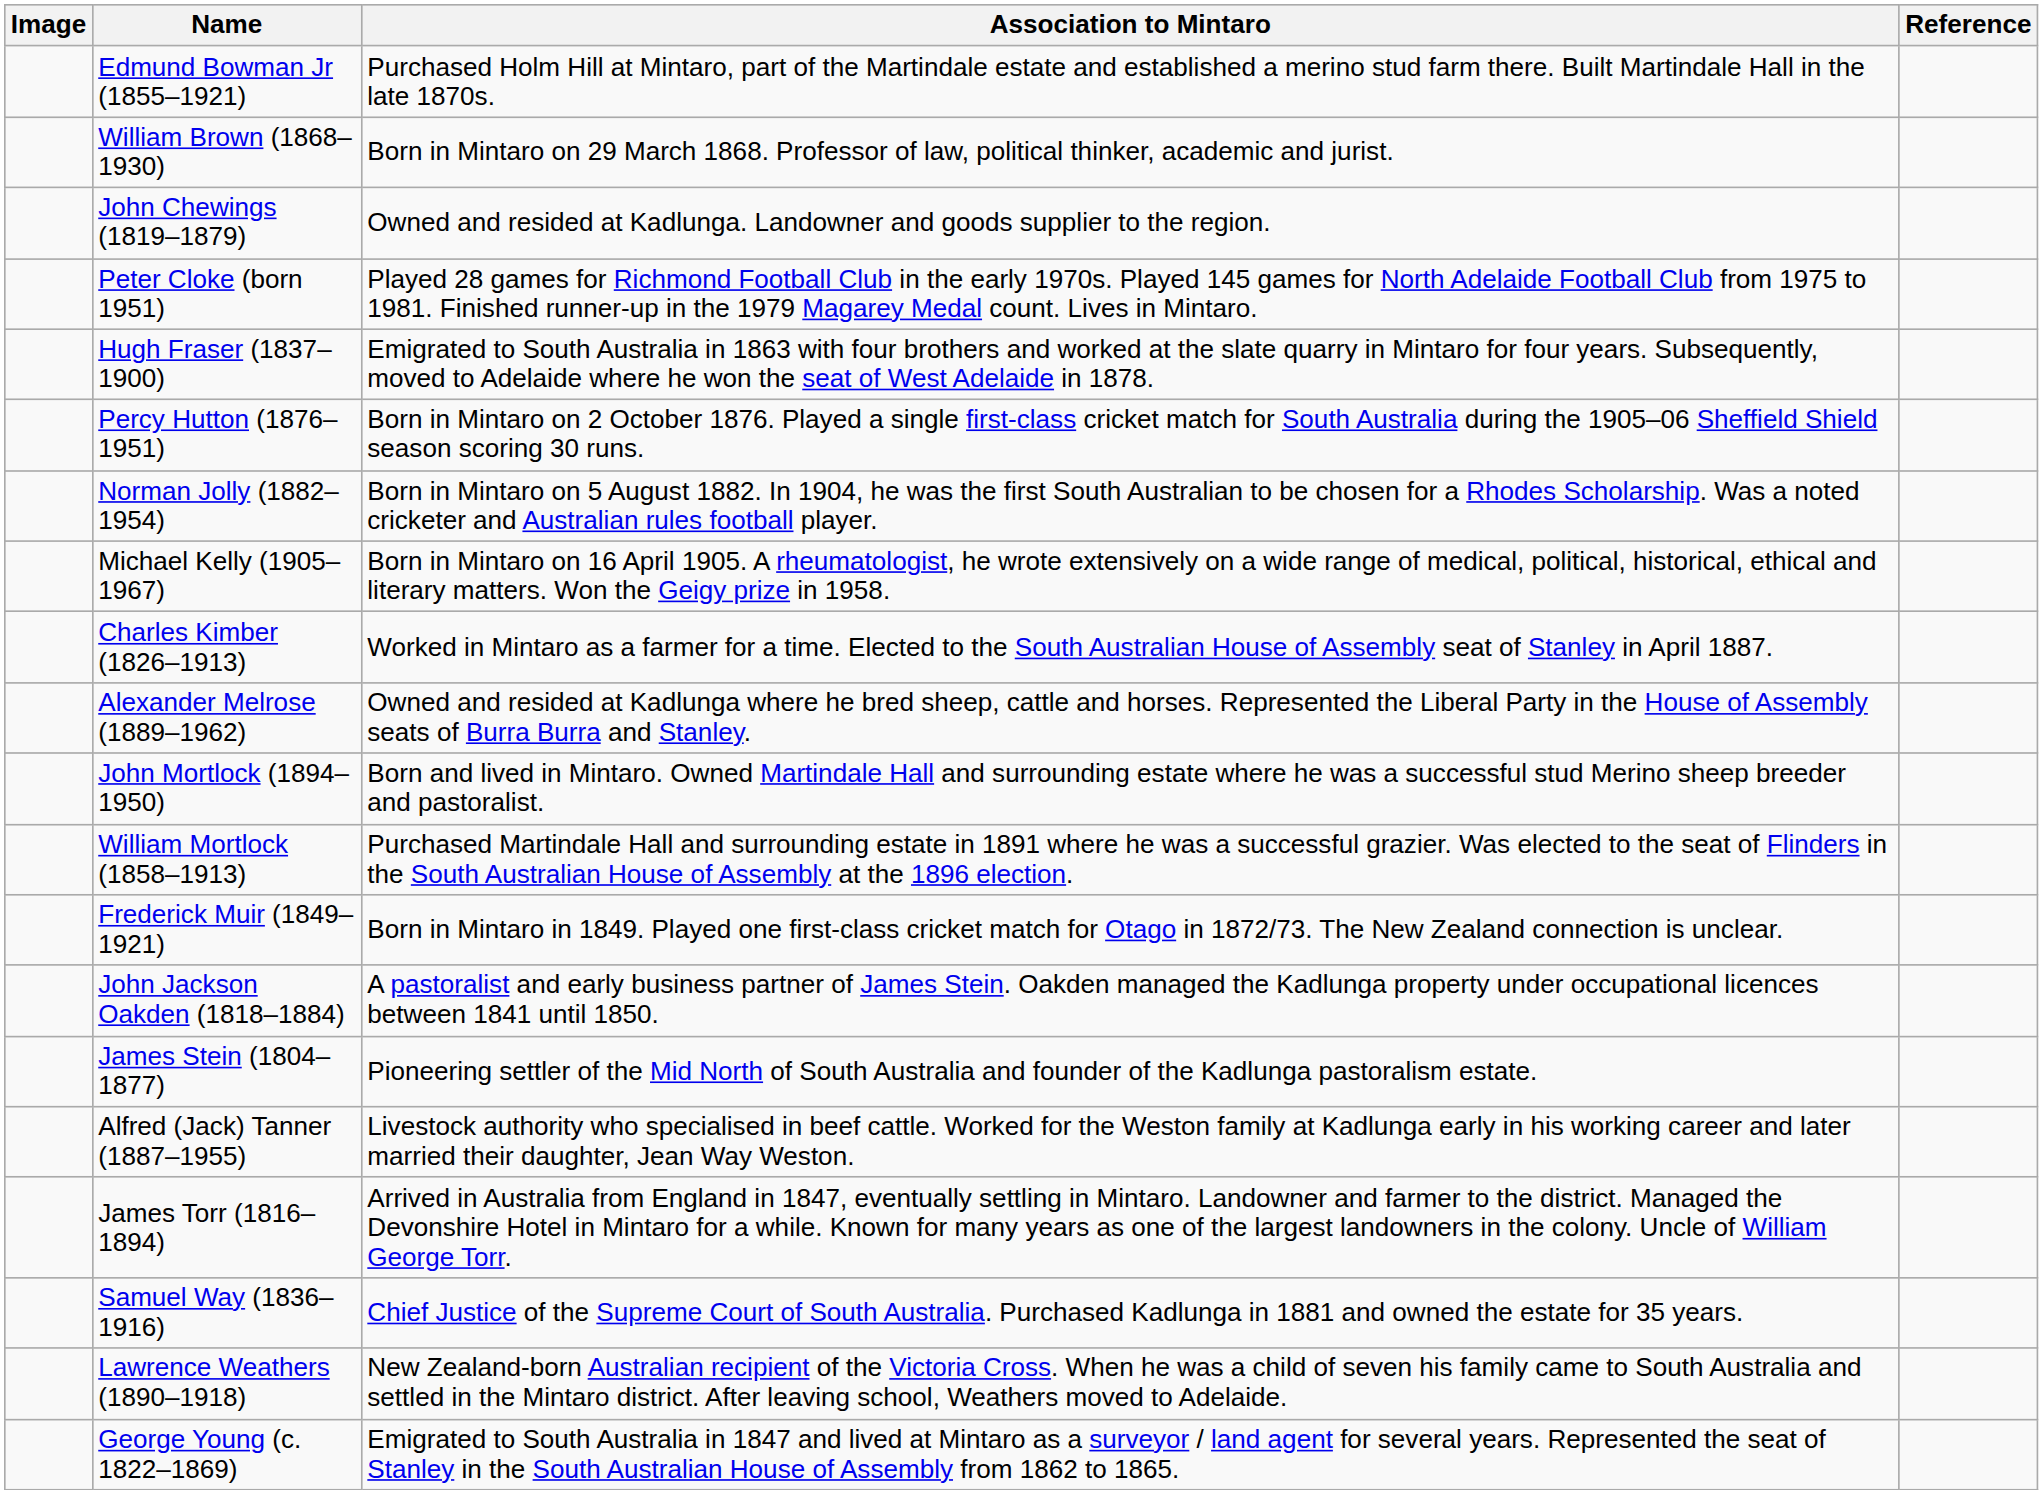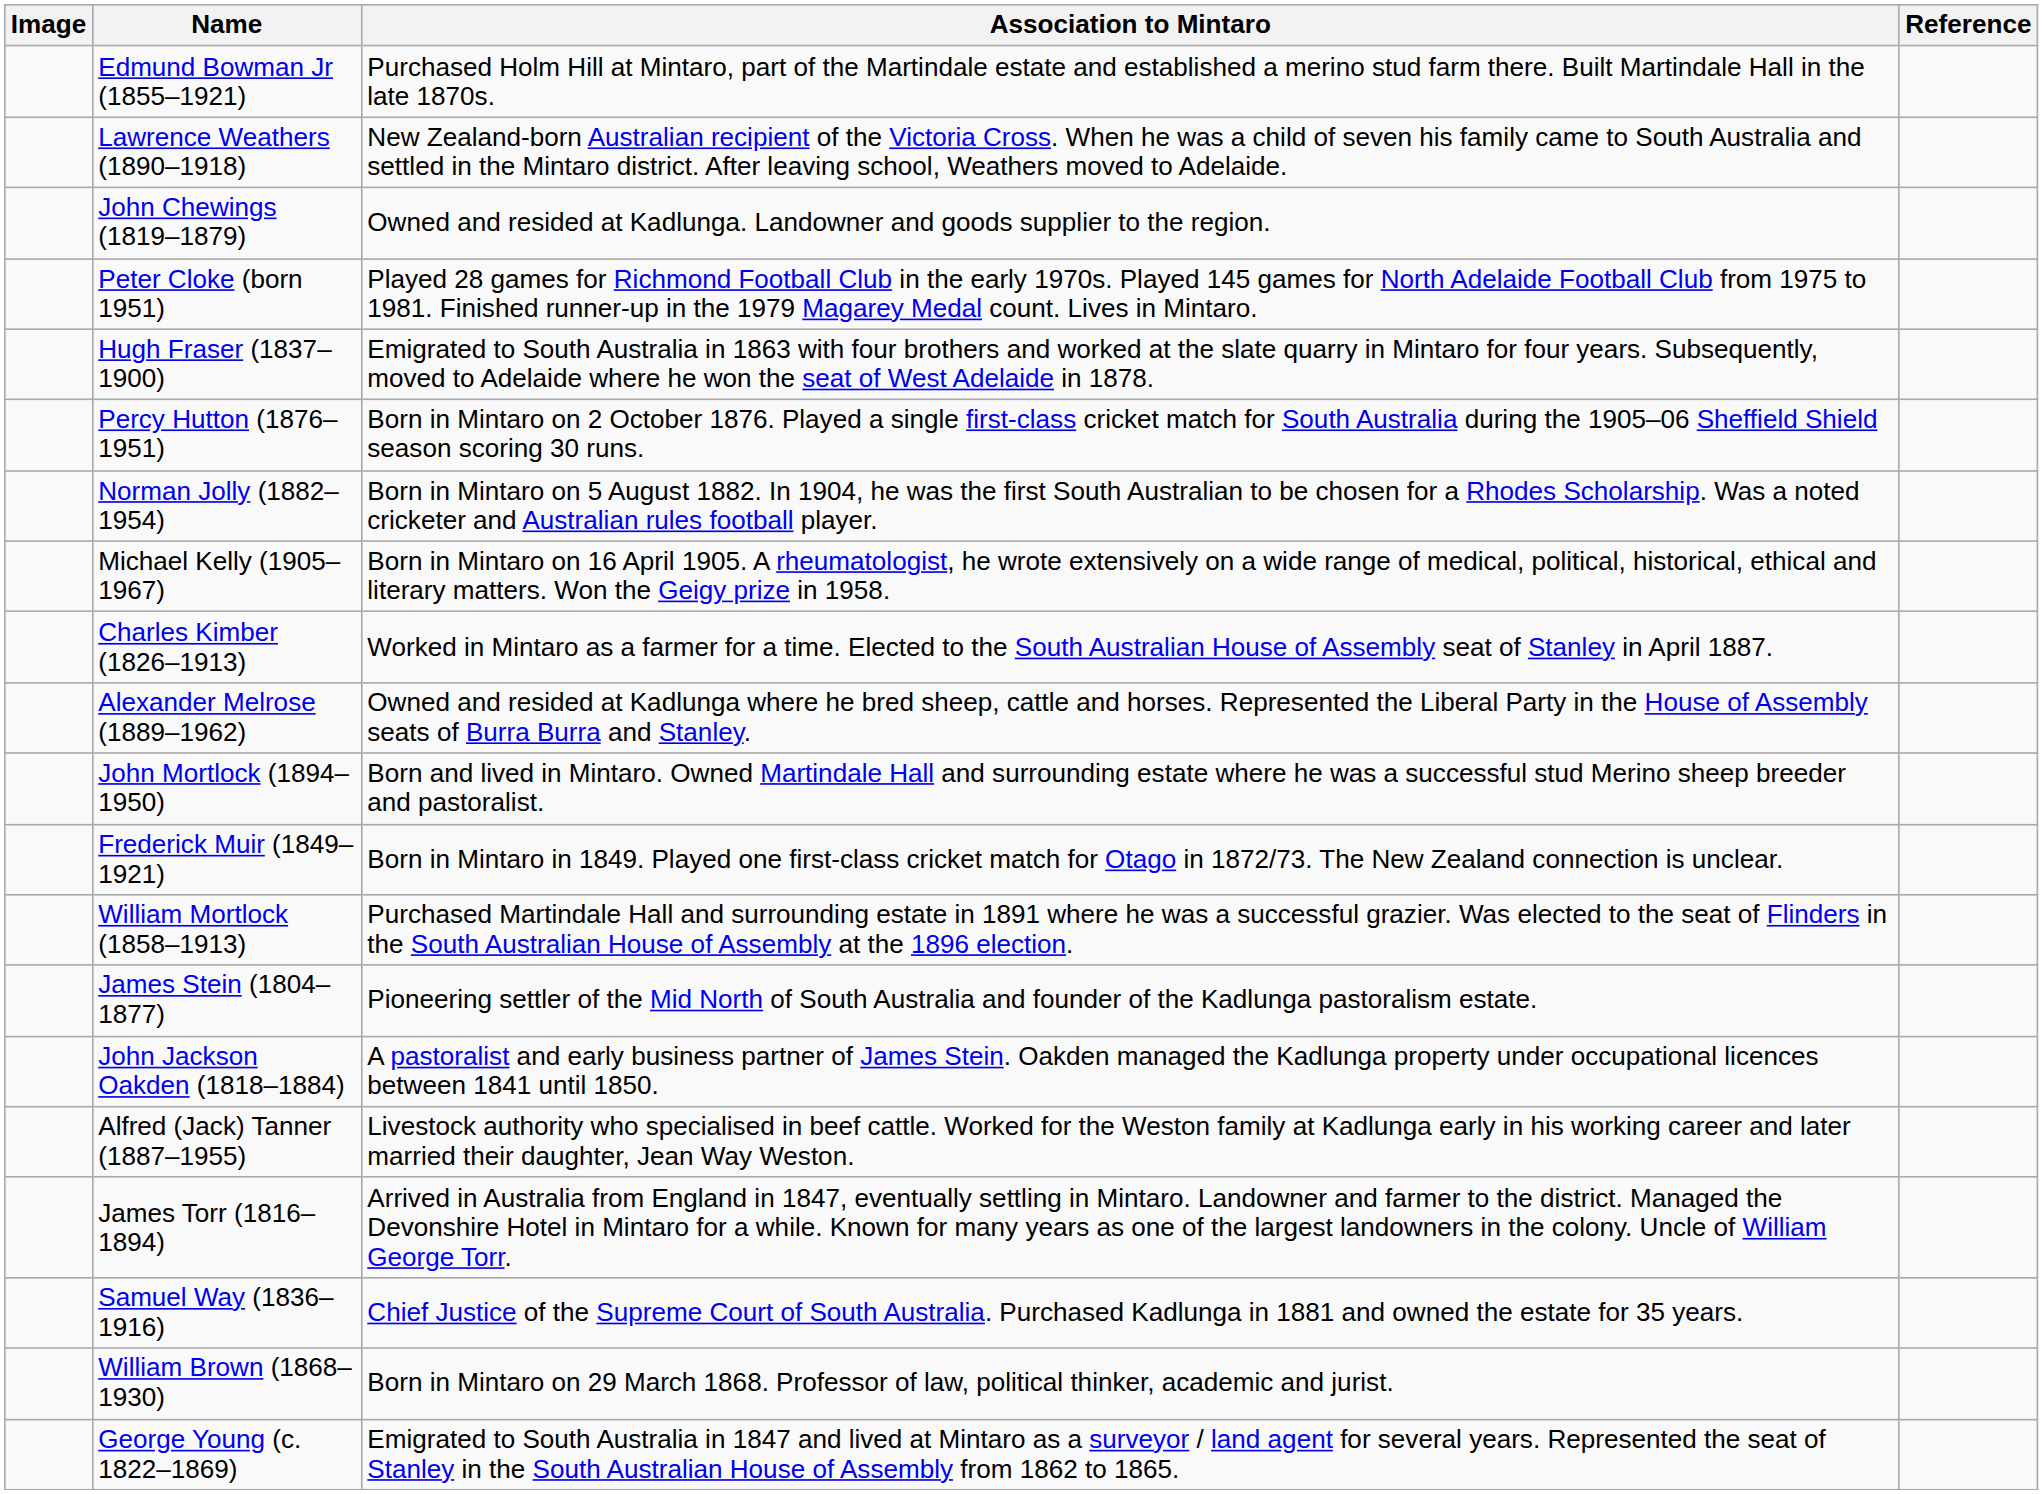rows swapped: (225, 151) <-> (214, 1383)
rows swapped: (193, 858) <-> (226, 929)
rows swapped: (221, 1000) <-> (214, 1071)
